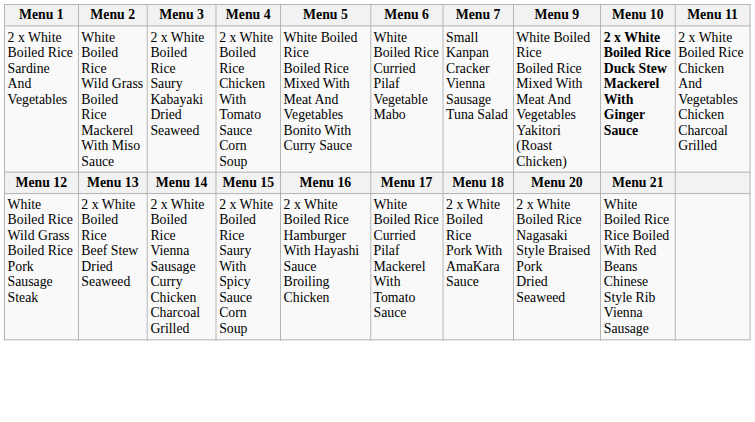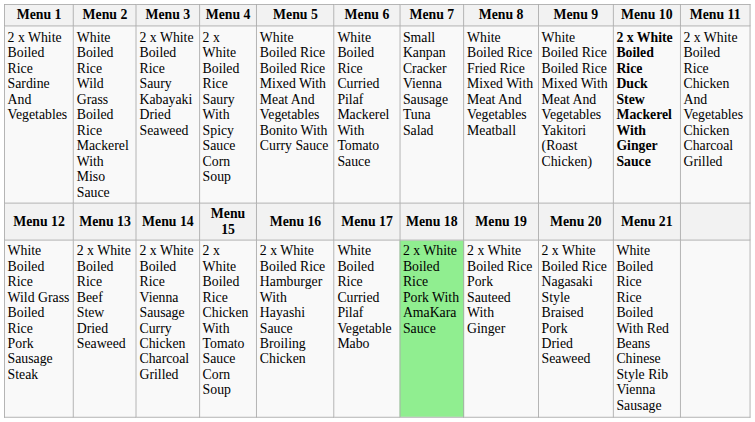+ column: (501, 15)
(246, 99) 2 x White Boiled Rice Chicken With Tomato Sauce Corn Soup -> (221, 106) 2 x White Boiled Rice Saury With Spicy Sauce Corn Soup
(406, 75) White Boiled Rice Curried Pilaf Vegetable Mabo -> (363, 99) White Boiled Rice Curried Pilaf Mackerel With Tomato Sauce
(246, 266) 2 x White Boiled Rice Saury With Spicy Sauce Corn Soup -> (226, 320) 2 x White Boiled Rice Chicken With Tomato Sauce Corn Soup
(406, 258) White Boiled Rice Curried Pilaf Mackerel With Tomato Sauce -> (365, 297) White Boiled Rice Curried Pilaf Vegetable Mabo
(474, 243) no background -> (431, 289) lightgreen background
